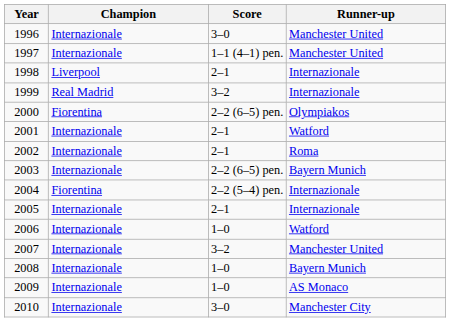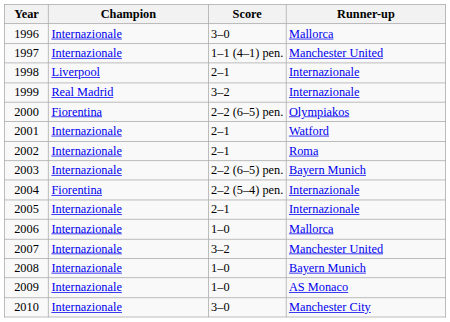(336, 33) Manchester United -> (311, 33) Mallorca
(309, 229) Watford -> (311, 229) Mallorca
